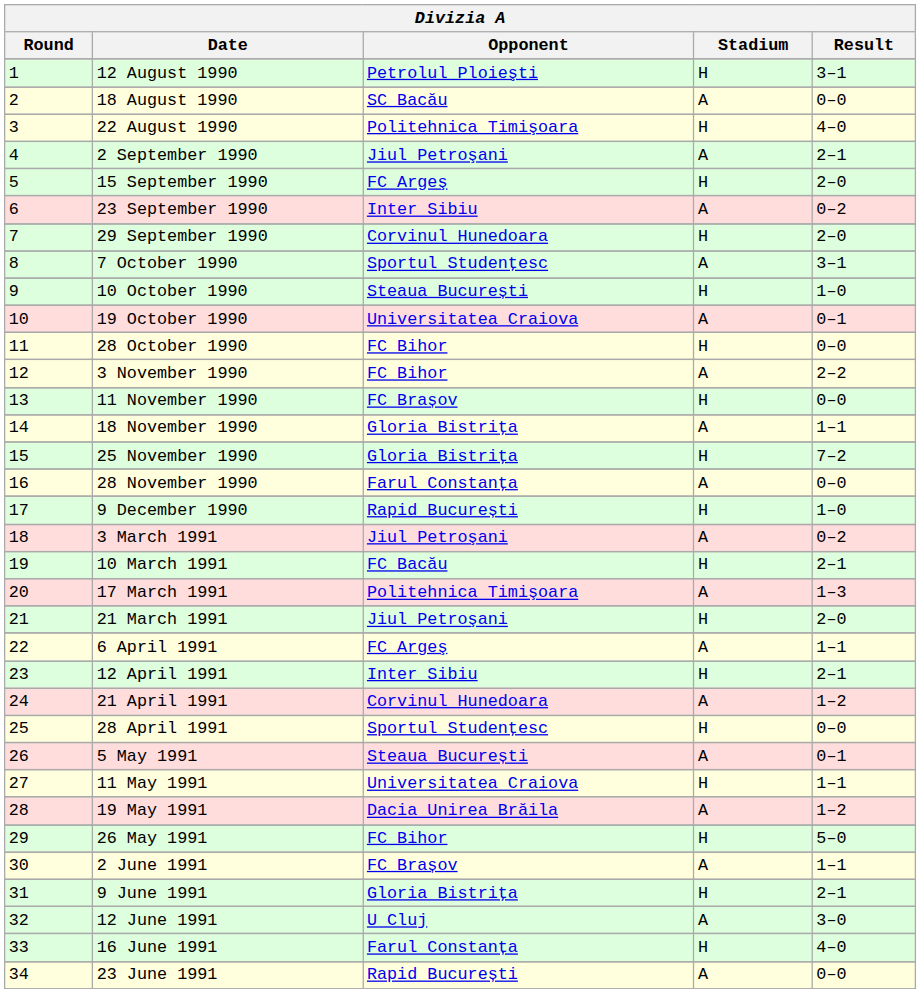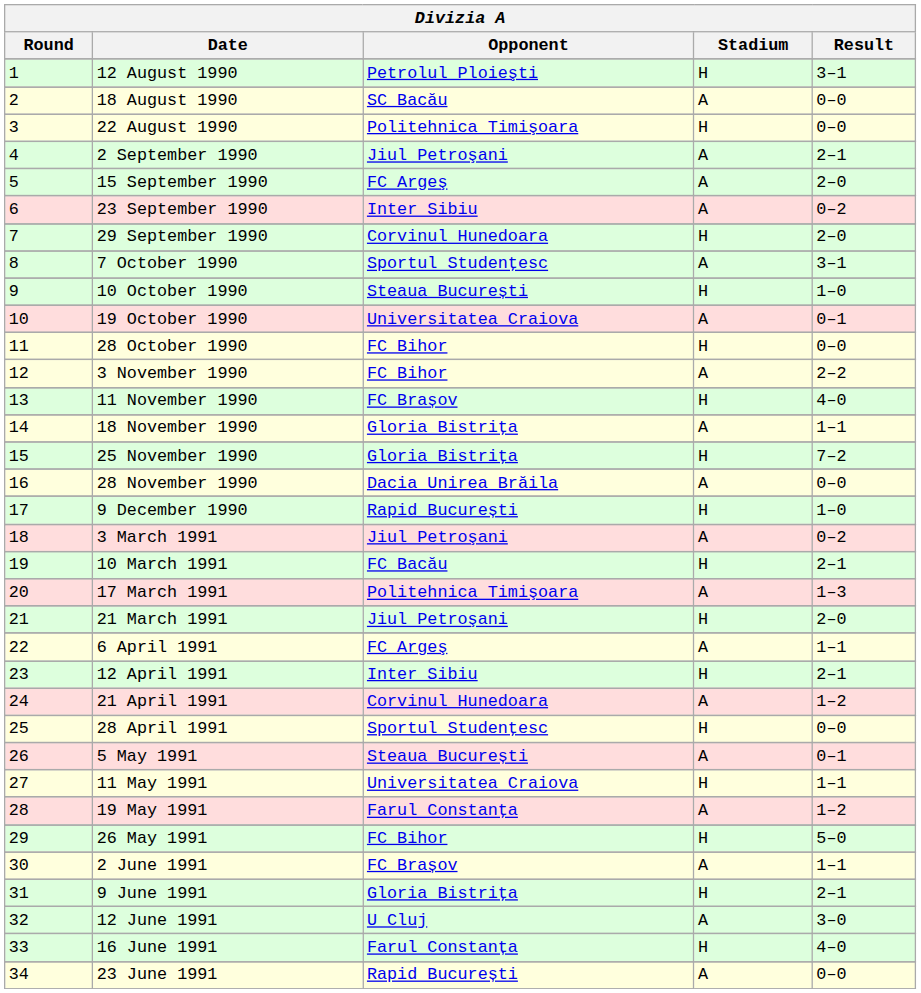(831, 128) 4–0 -> (831, 128) 0–0
(703, 182) H -> (703, 182) A
(831, 401) 0–0 -> (831, 401) 4–0
(442, 483) Farul Constanţa -> (463, 483) Dacia Unirea Brăila
(463, 811) Dacia Unirea Brăila -> (442, 811) Farul Constanţa
